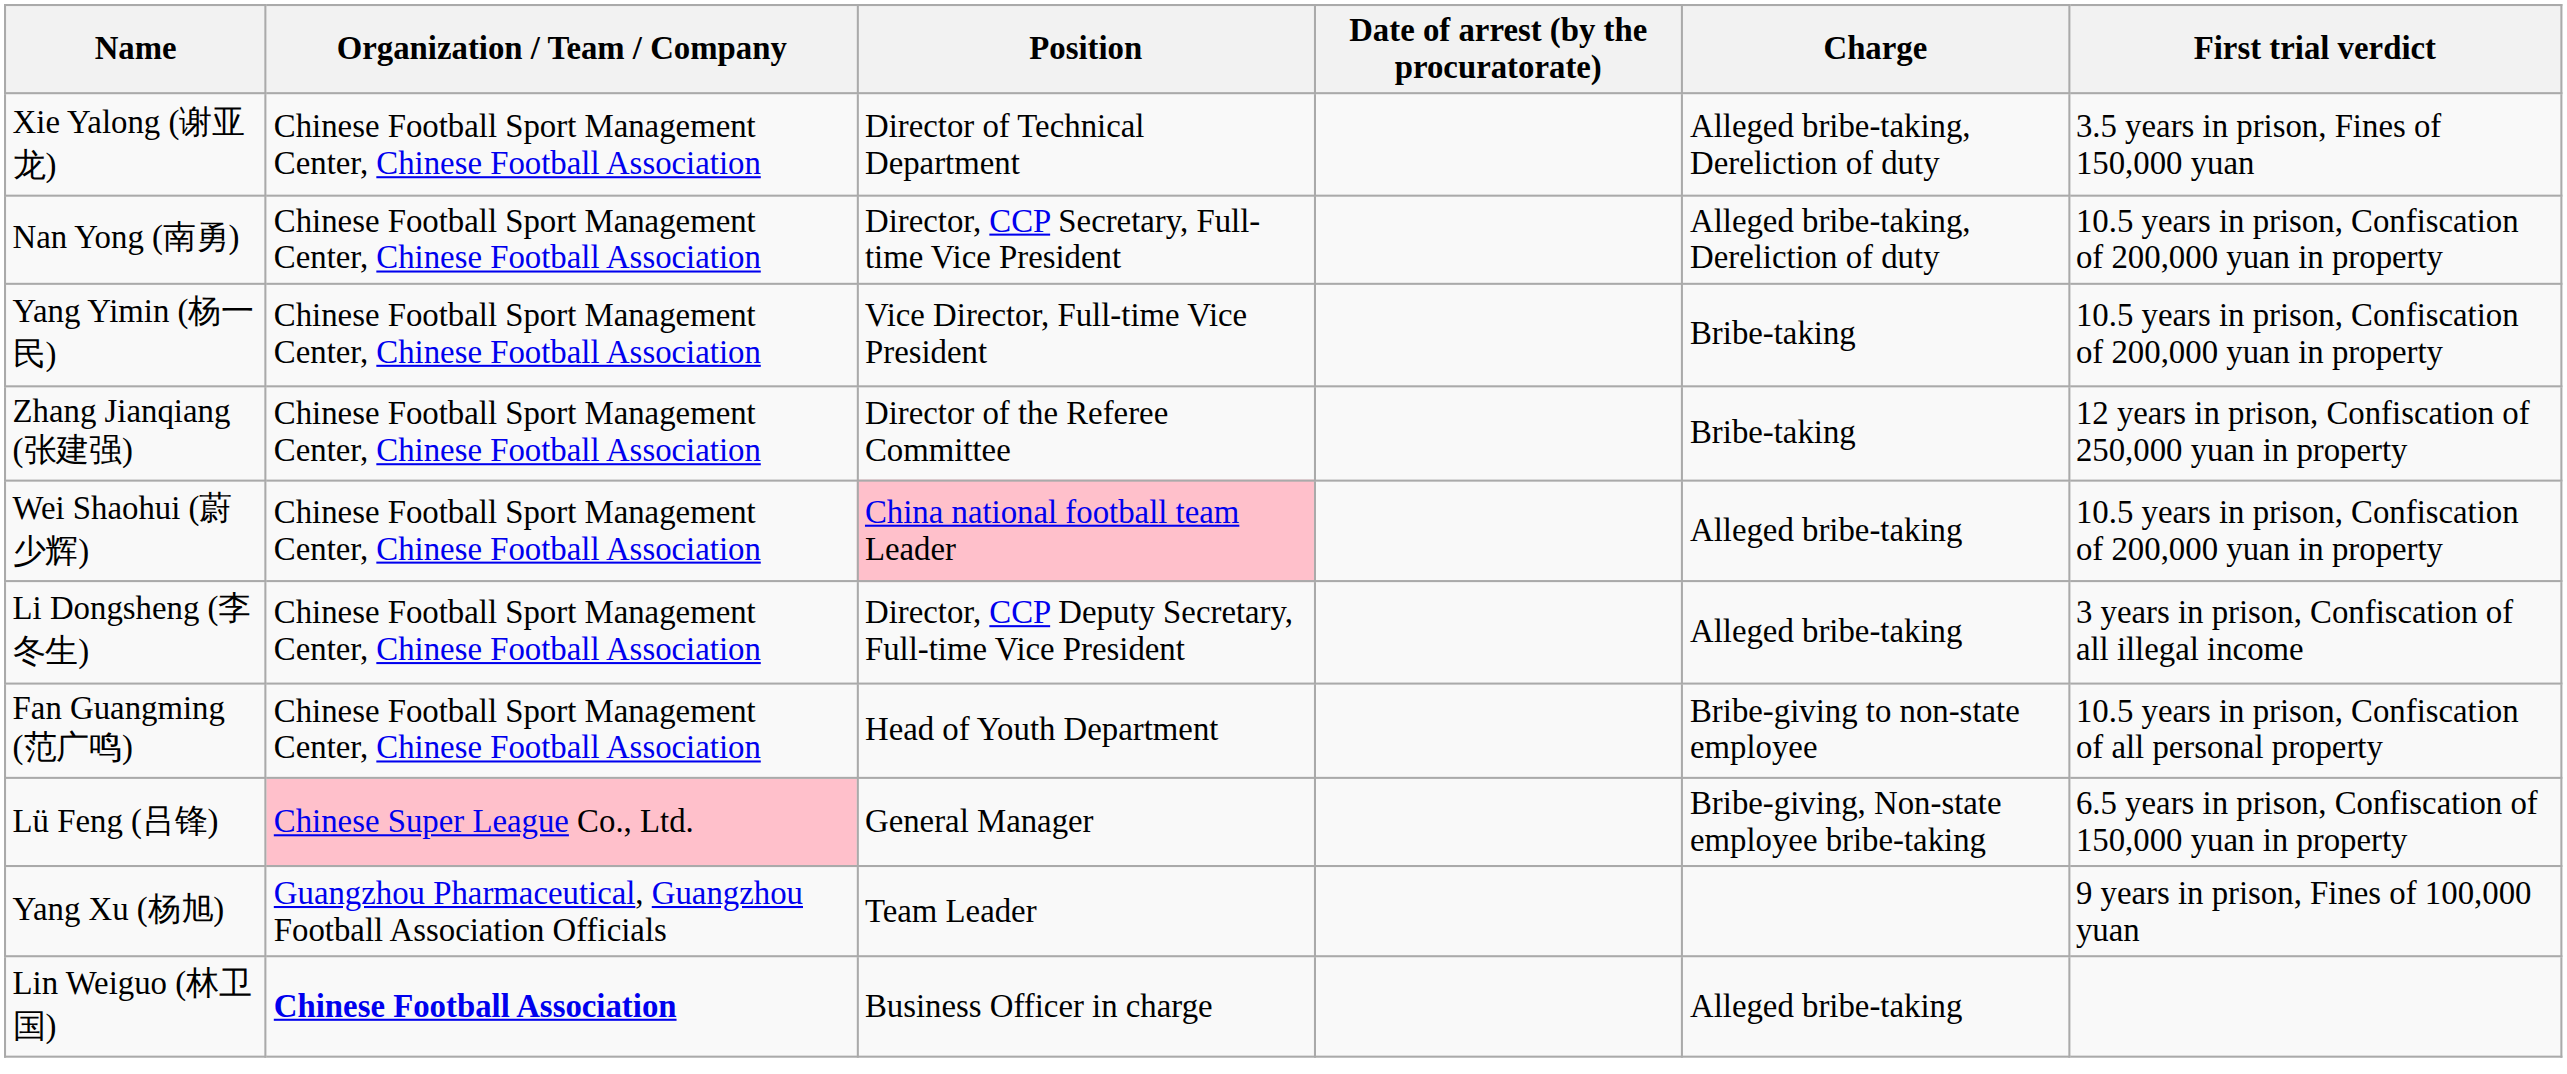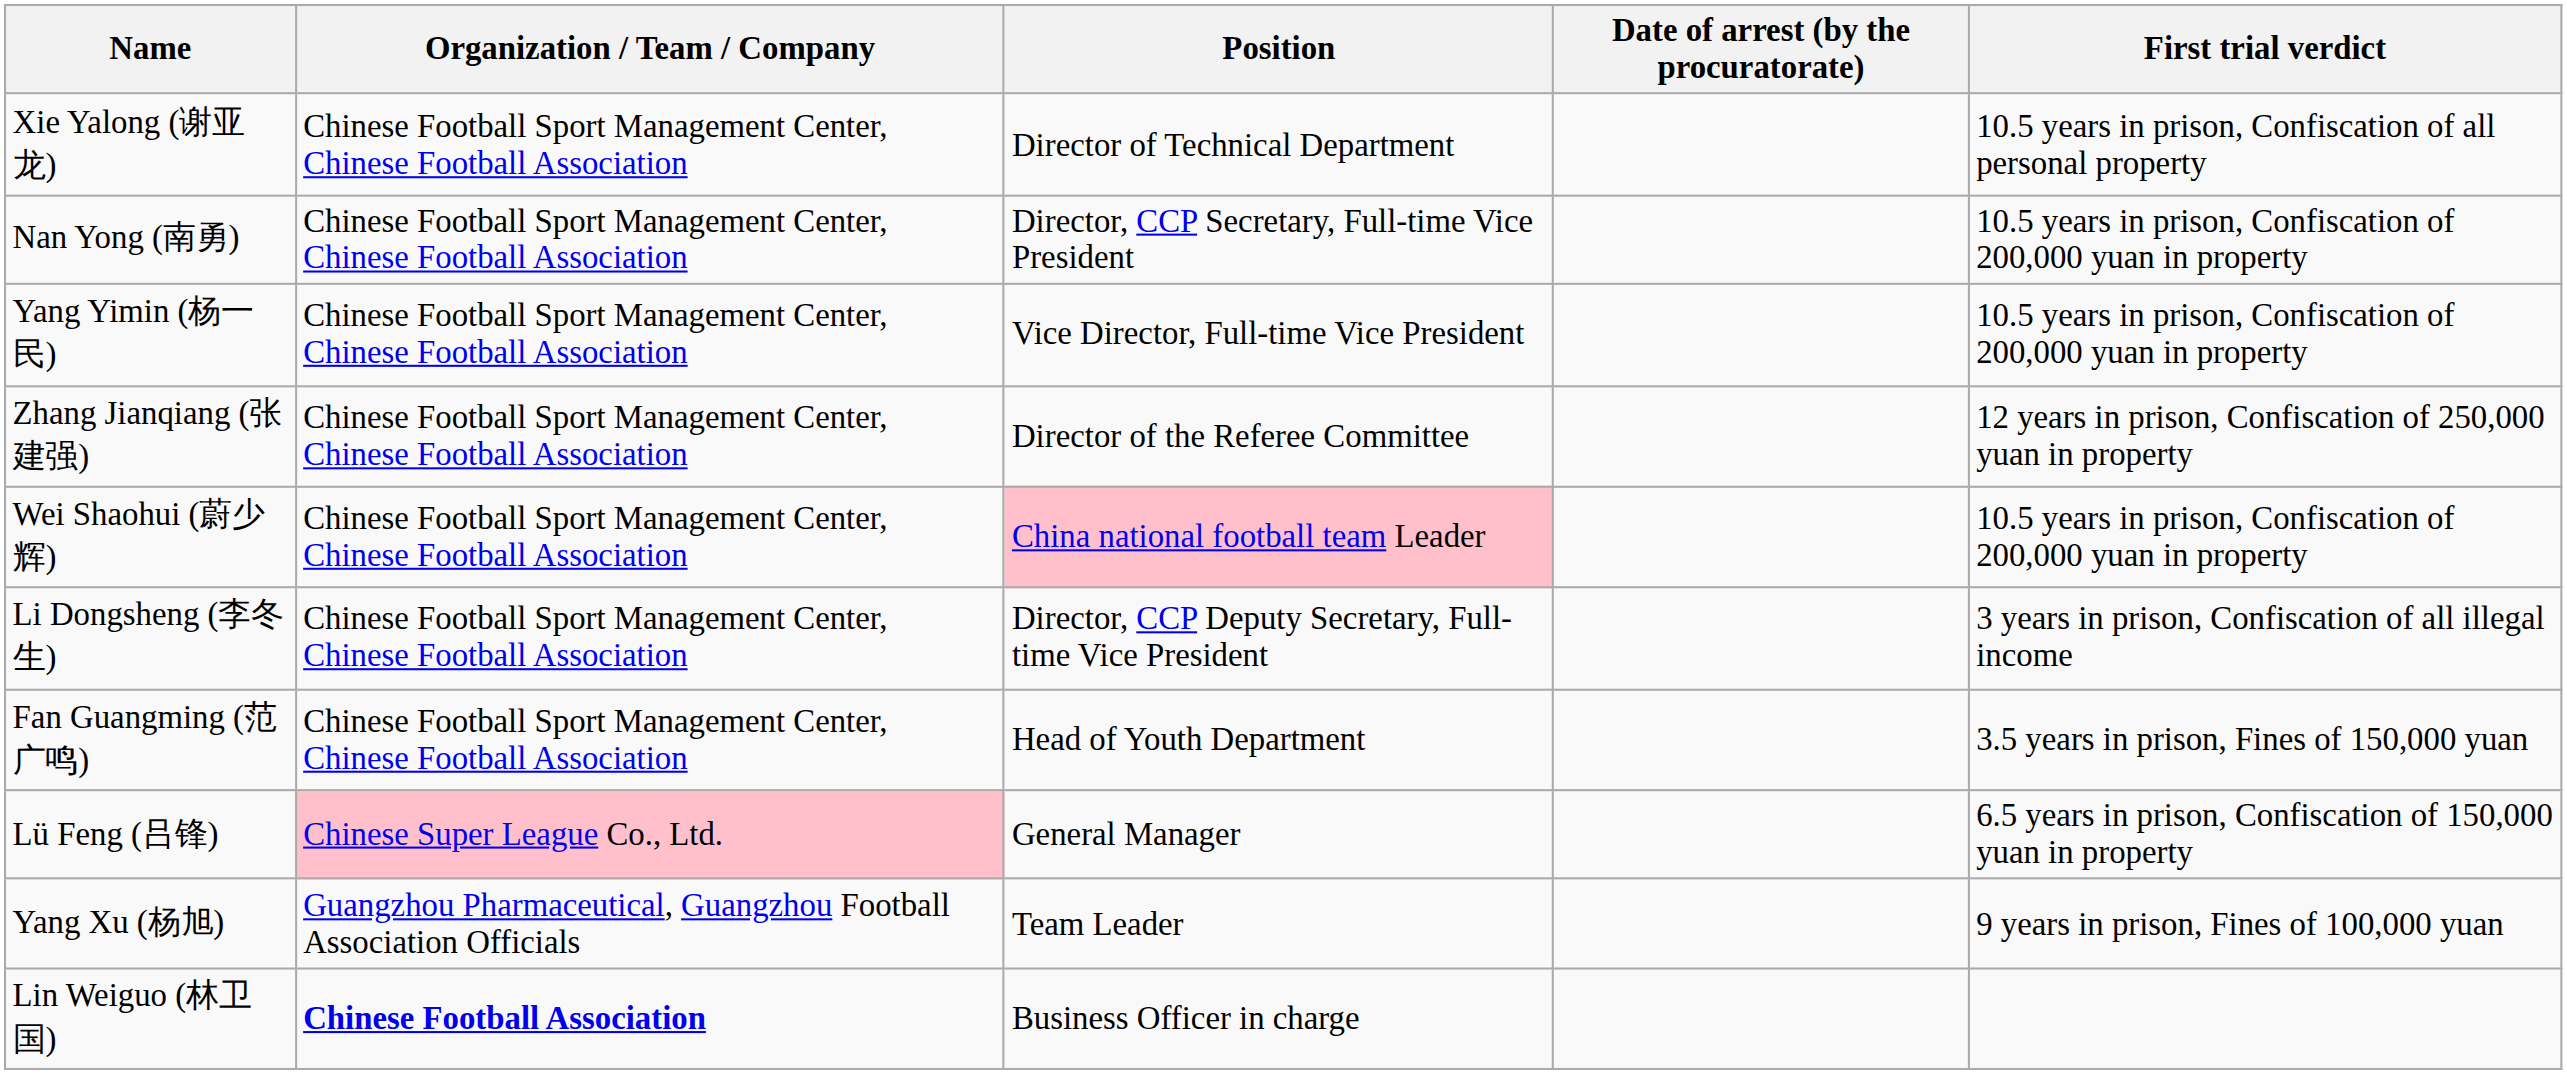- column: (1875, 48)
(2259, 144) 3.5 years in prison, Fines of 150,000 yuan -> (2236, 144) 10.5 years in prison, Confiscation of all personal property
(2297, 729) 10.5 years in prison, Confiscation of all personal property -> (2252, 739) 3.5 years in prison, Fines of 150,000 yuan
